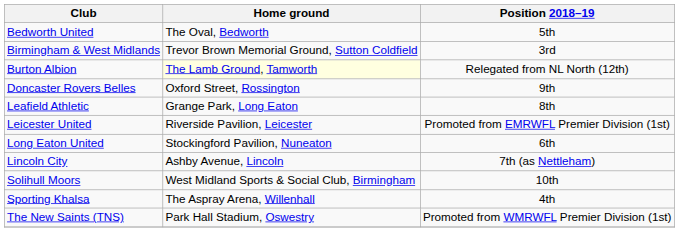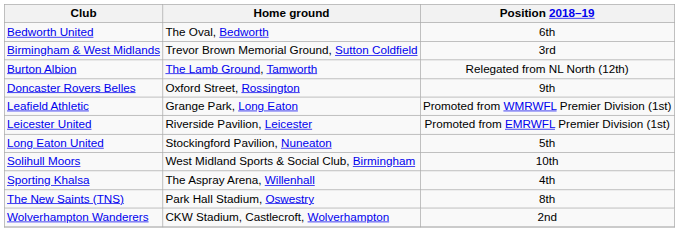(547, 32) 5th -> (547, 32) 6th
(241, 69) lightyellow background -> (241, 69) no background
(547, 106) 8th -> (547, 106) Promoted from WMRWFL Premier Division (1st)
(547, 143) 6th -> (547, 143) 5th
- row: (37, 161)
(547, 217) Promoted from WMRWFL Premier Division (1st) -> (547, 198) 8th
+ row: (78, 217)
